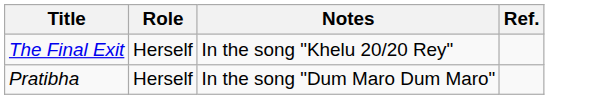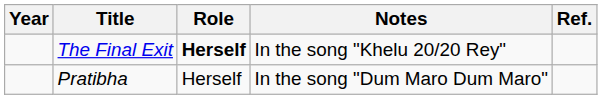+ column: (29, 19)
(163, 49) normal -> (214, 49) bold
